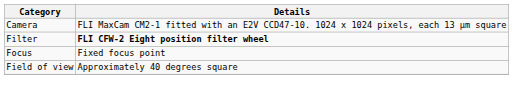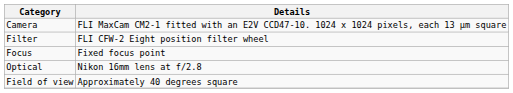(173, 39) bold -> (173, 39) normal
+ row: (24, 67)
